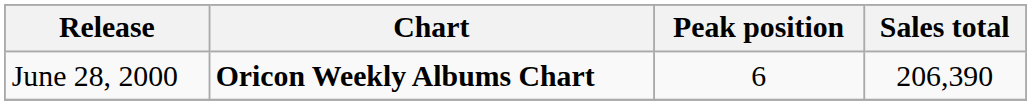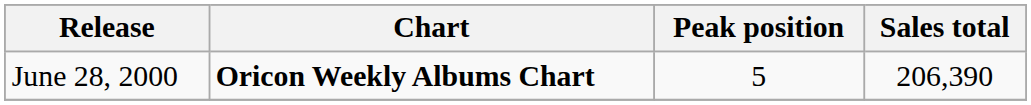(759, 75) 6 -> (759, 75) 5
